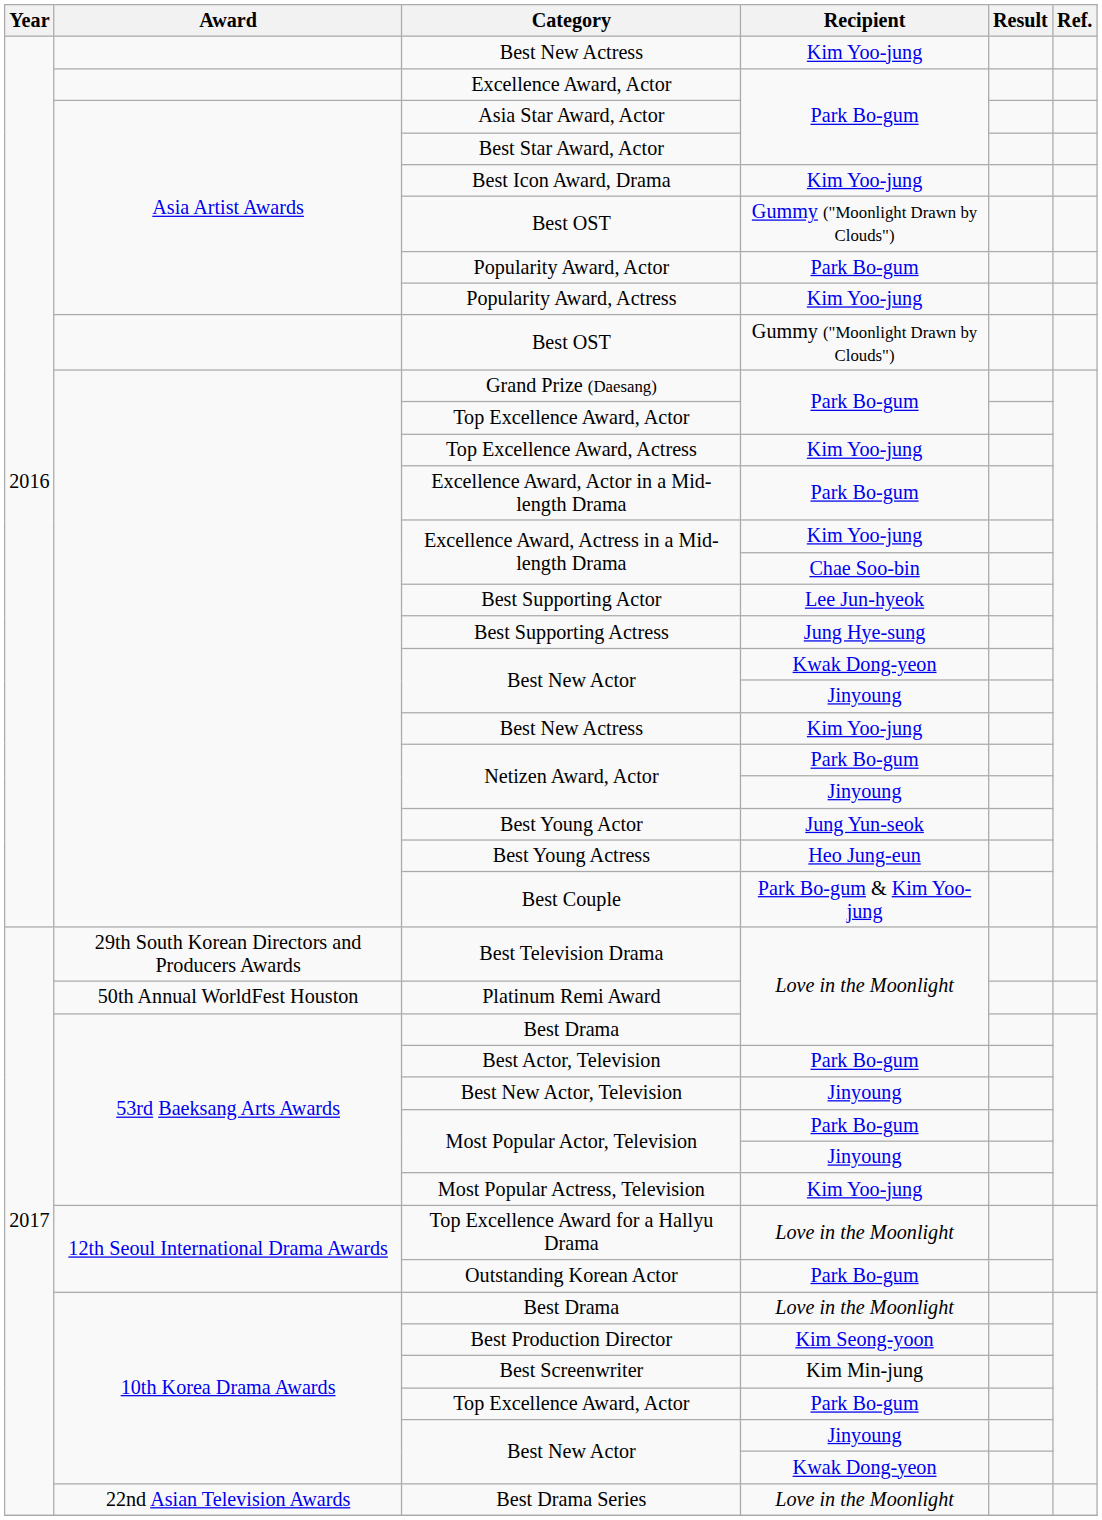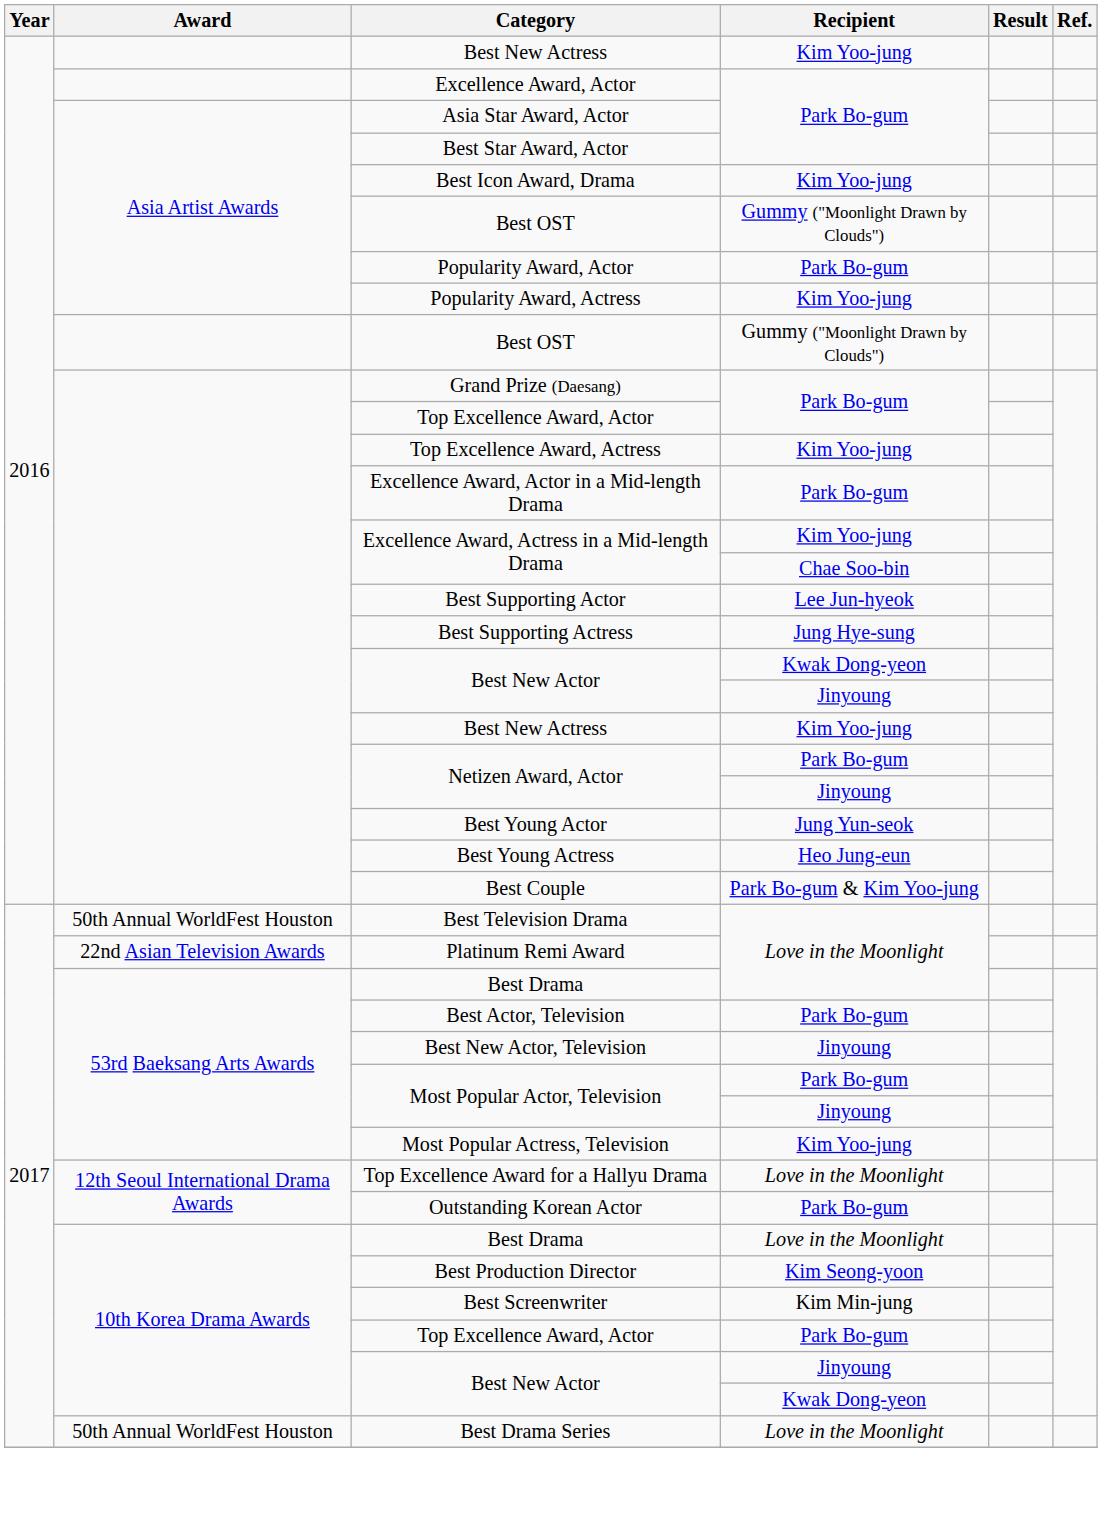(228, 953) 29th South Korean Directors and Producers Awards -> (202, 919) 50th Annual WorldFest Houston
(228, 997) 50th Annual WorldFest Houston -> (202, 951) 22nd Asian Television Awards
(228, 1499) 22nd Asian Television Awards -> (202, 1431) 50th Annual WorldFest Houston
